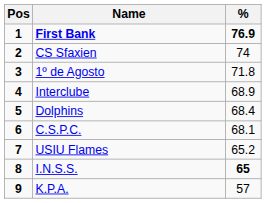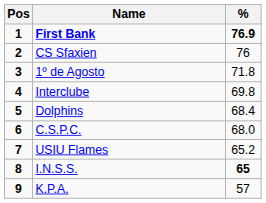(243, 53) 74 -> (243, 53) 76
(243, 92) 68.9 -> (243, 92) 69.8
(243, 131) 68.1 -> (243, 131) 68.0
